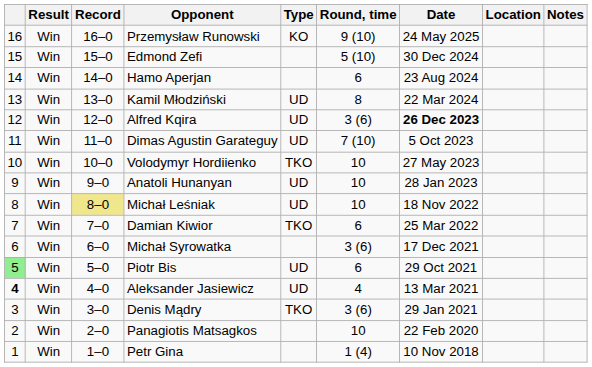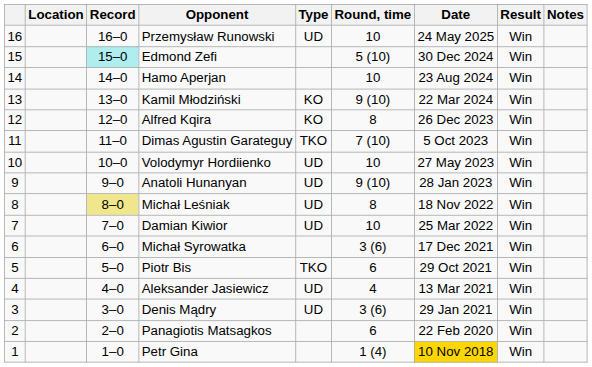columns swapped: (49, 15) <-> (513, 15)
(299, 36) KO -> (313, 36) UD
(358, 36) 9 (10) -> (373, 36) 10
(98, 57) no background -> (113, 57) paleturquoise background
(358, 78) 6 -> (373, 78) 10
(299, 99) UD -> (313, 99) KO
(358, 99) 8 -> (373, 99) 9 (10)
(299, 120) UD -> (313, 120) KO
(358, 120) 3 (6) -> (373, 120) 8
(441, 120) bold -> (456, 120) normal
(299, 141) UD -> (313, 141) TKO
(299, 162) TKO -> (313, 162) UD
(358, 183) 10 -> (373, 183) 9 (10)
(358, 204) 10 -> (373, 204) 8
(299, 225) TKO -> (313, 225) UD
(358, 225) 6 -> (373, 225) 10
(15, 267) lightgreen background -> (15, 267) no background
(299, 267) UD -> (313, 267) TKO
(15, 288) bold -> (15, 288) normal
(299, 309) TKO -> (313, 309) UD
(358, 330) 10 -> (373, 330) 6
(441, 352) no background -> (456, 352) gold background
